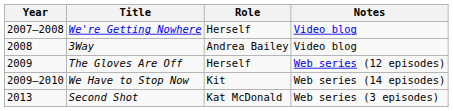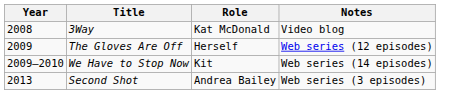- row: (135, 30)
(248, 47) Andrea Bailey -> (232, 30) Kat McDonald
(244, 98) Kat McDonald -> (235, 81) Andrea Bailey
